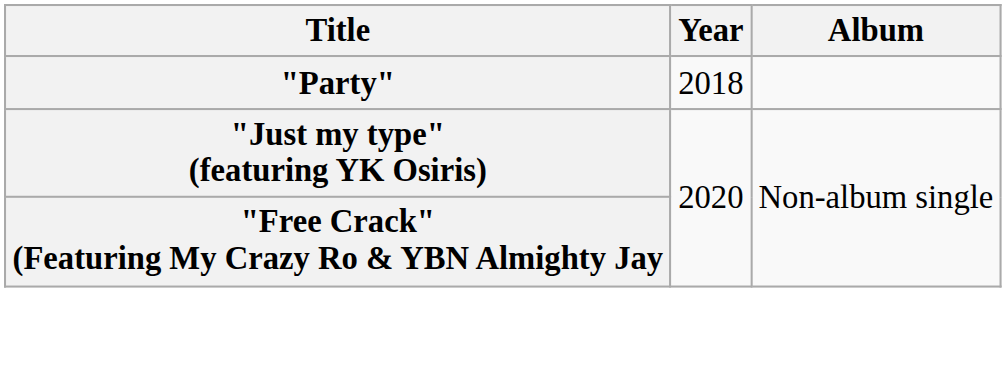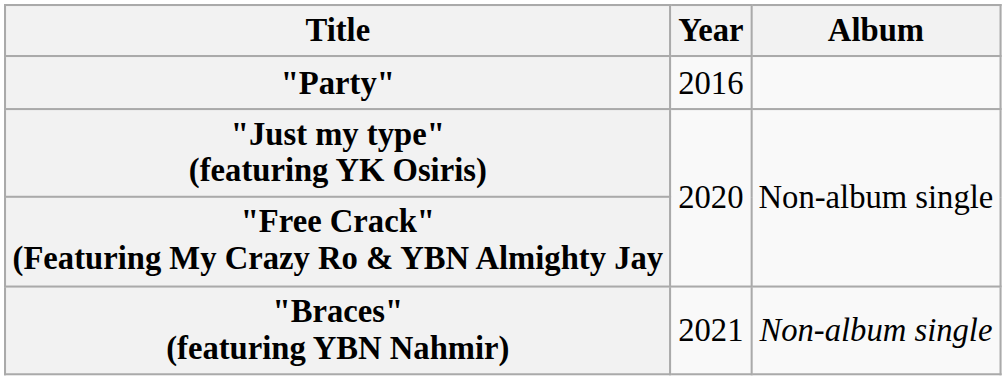(711, 82) 2018 -> (711, 82) 2016
+ row: (338, 329)
